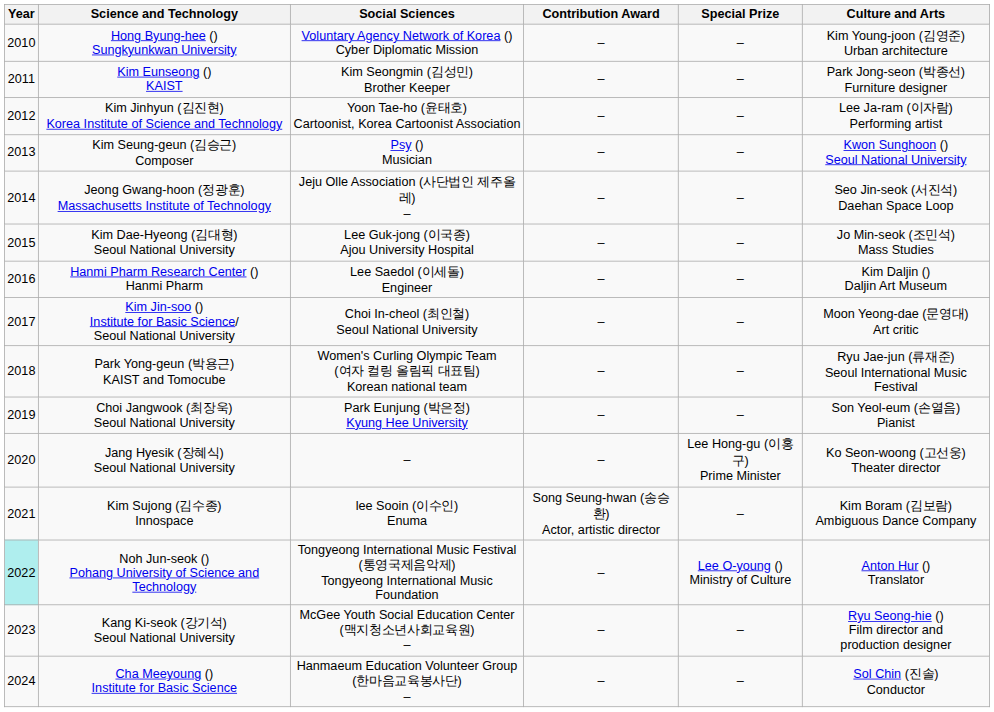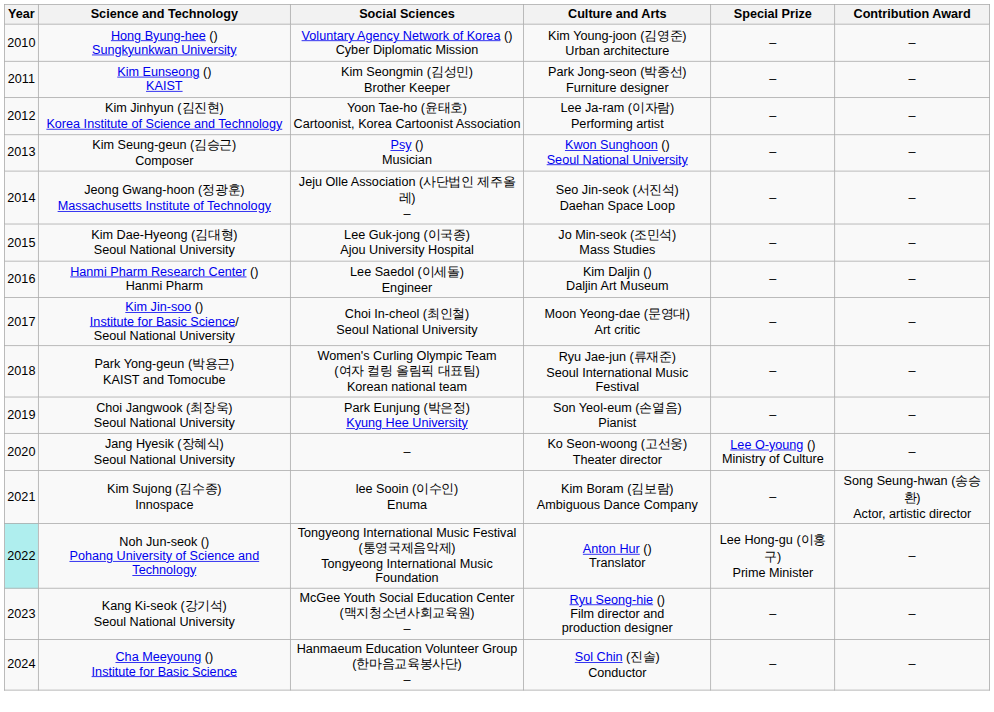columns swapped: (896, 14) <-> (601, 14)
(740, 460) Lee Hong-gu (이홍구) Prime Minister -> (773, 451) Lee O-young () Ministry of Culture
(740, 572) Lee O-young () Ministry of Culture -> (773, 556) Lee Hong-gu (이홍구) Prime Minister
